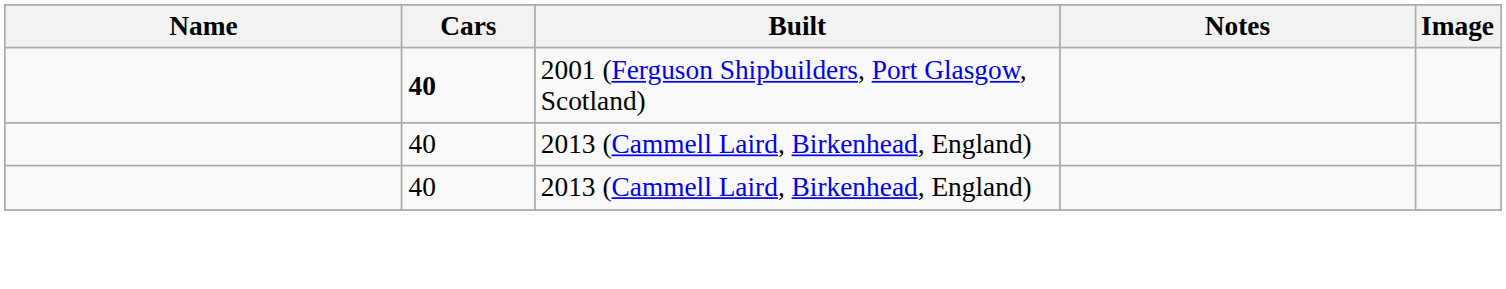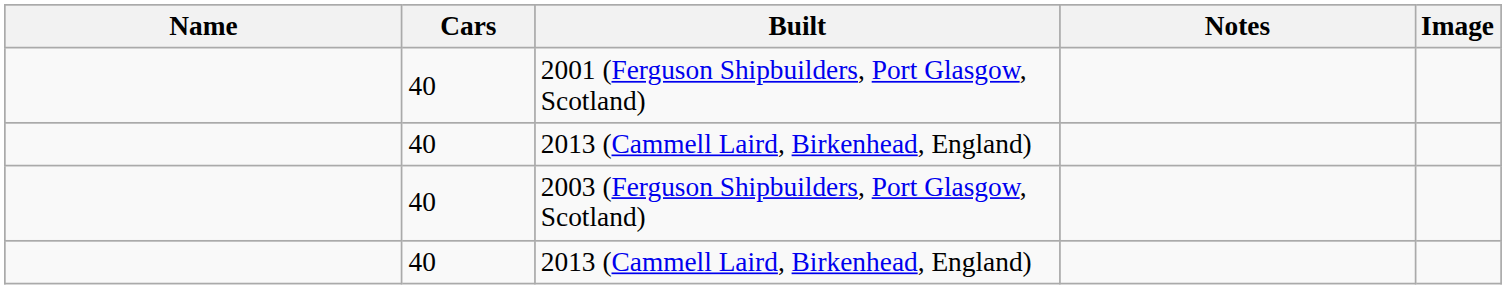(422, 84) bold -> (422, 84) normal
+ row: (204, 203)
